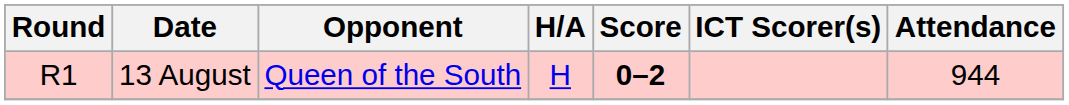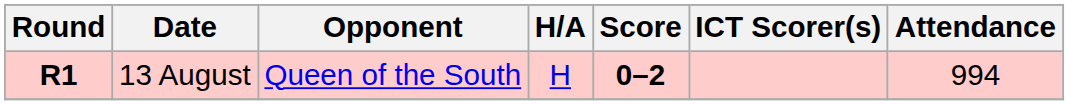(59, 74) normal -> (59, 74) bold
(975, 74) 944 -> (975, 74) 994
